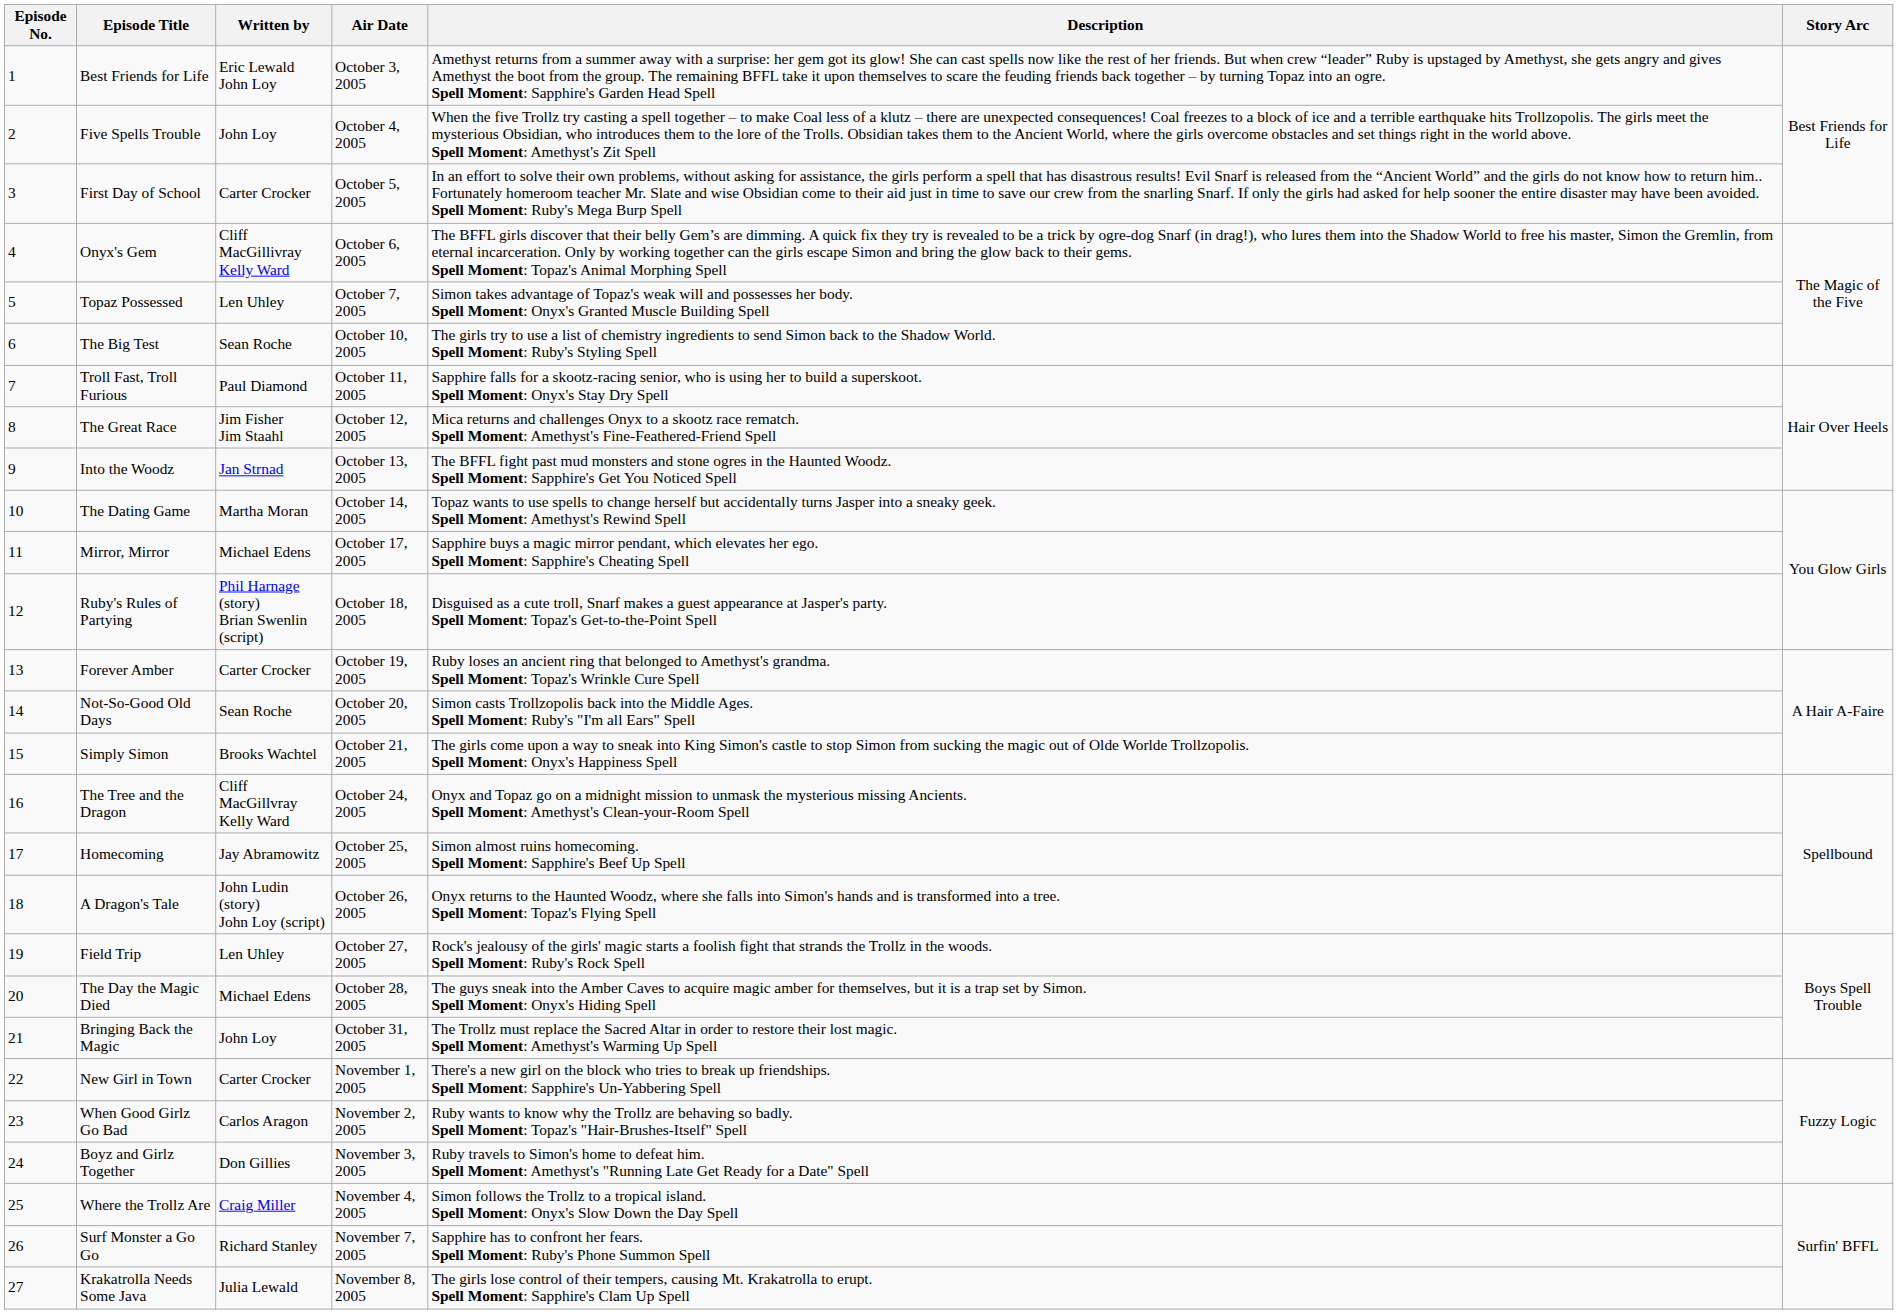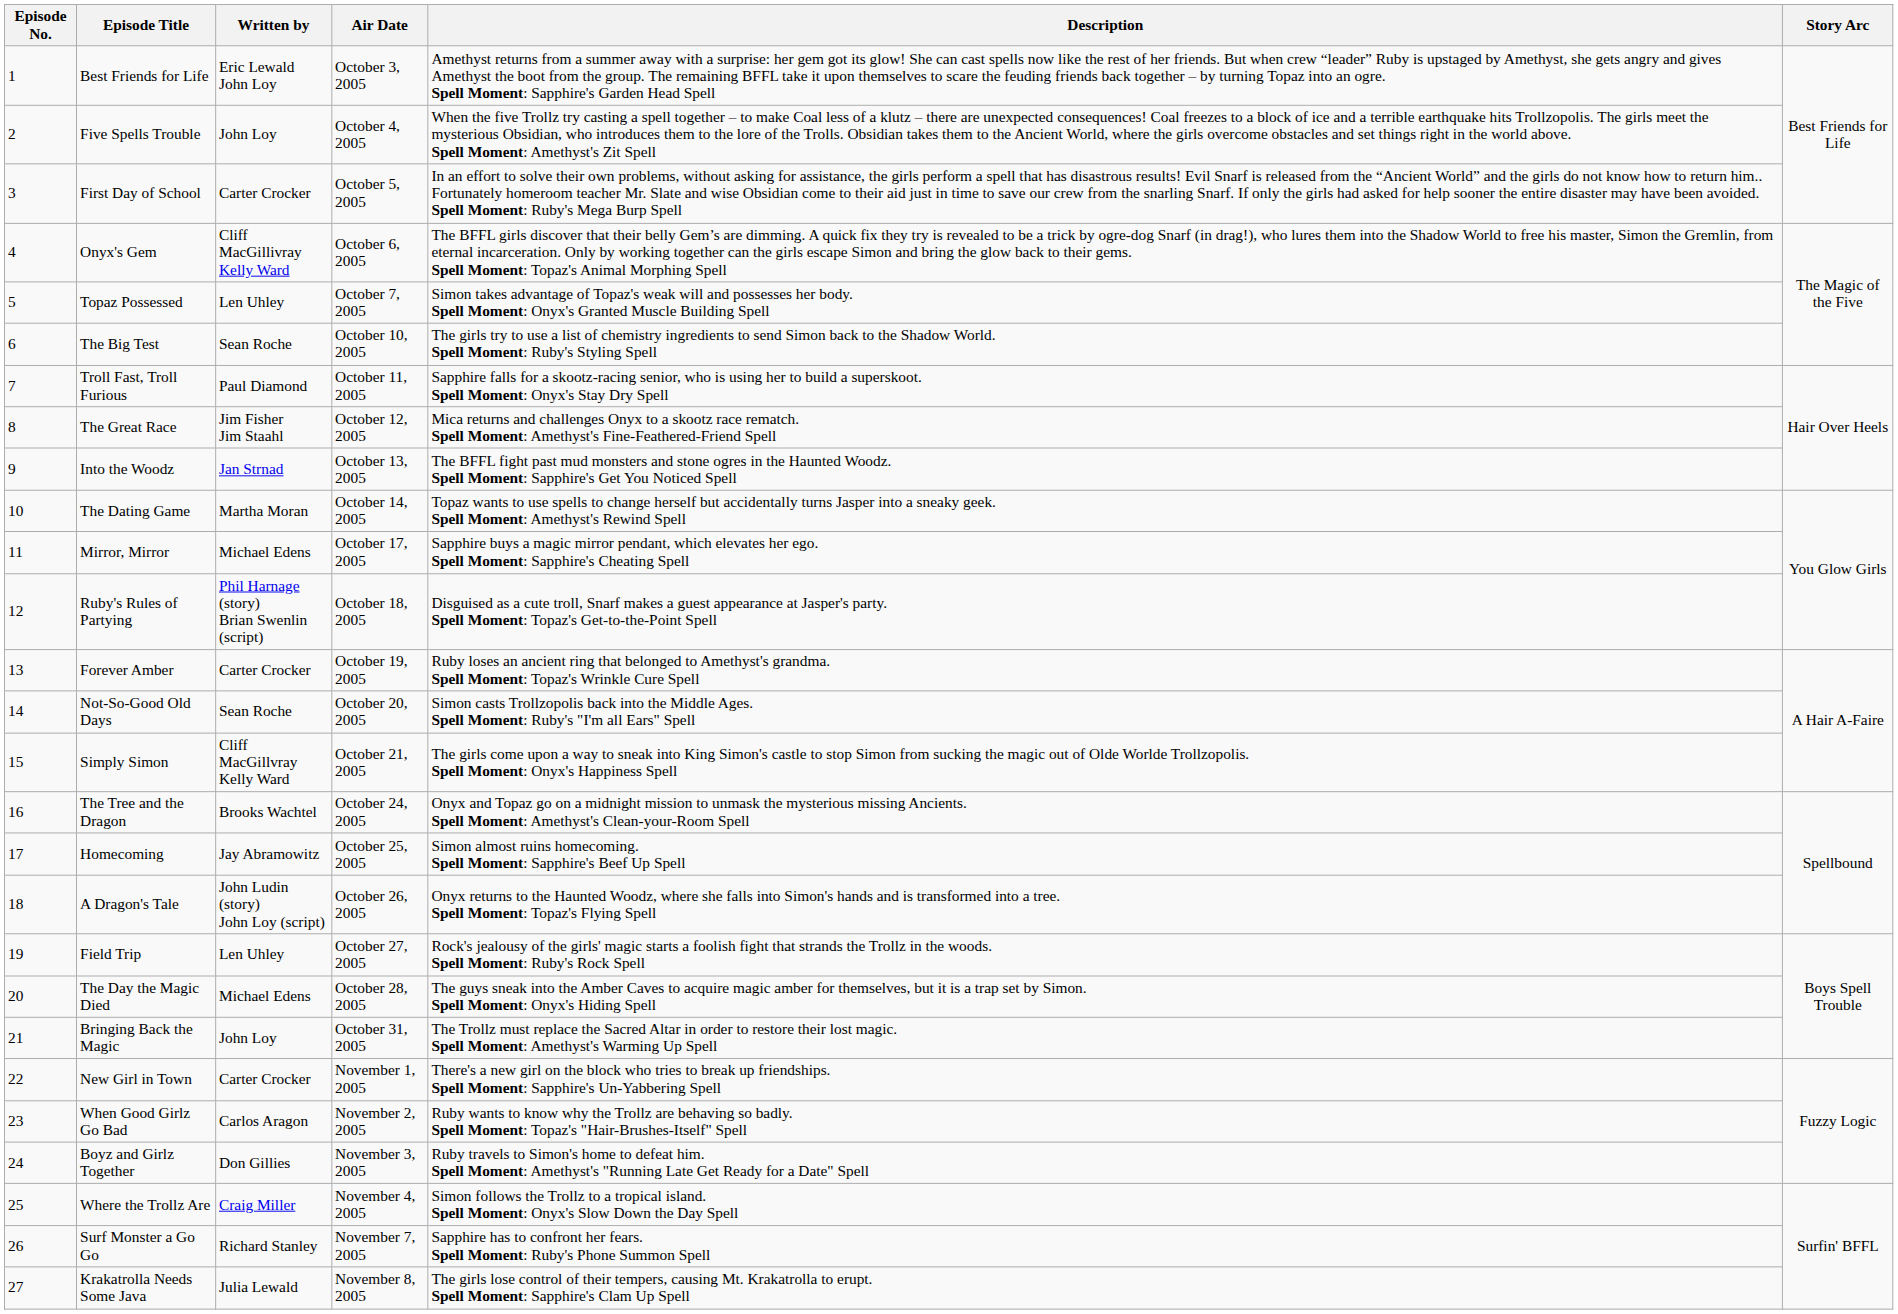(268, 753) Brooks Wachtel -> (258, 762) Cliff MacGillvray Kelly Ward
(258, 803) Cliff MacGillvray Kelly Ward -> (268, 812) Brooks Wachtel
